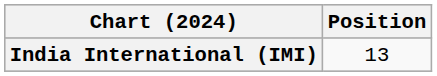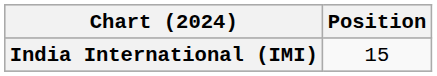(377, 55) 13 -> (377, 55) 15
